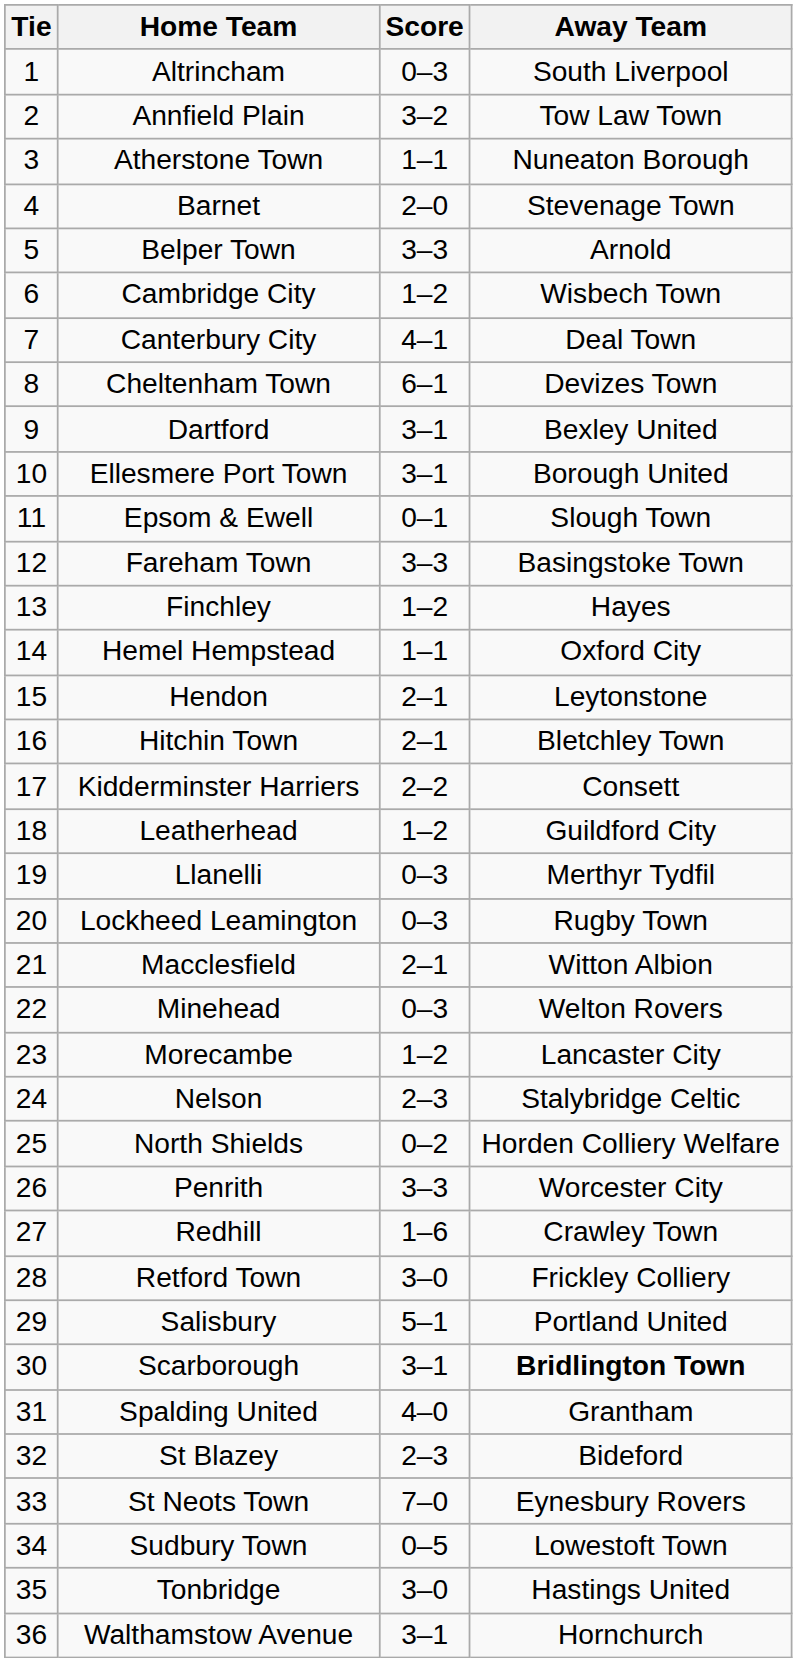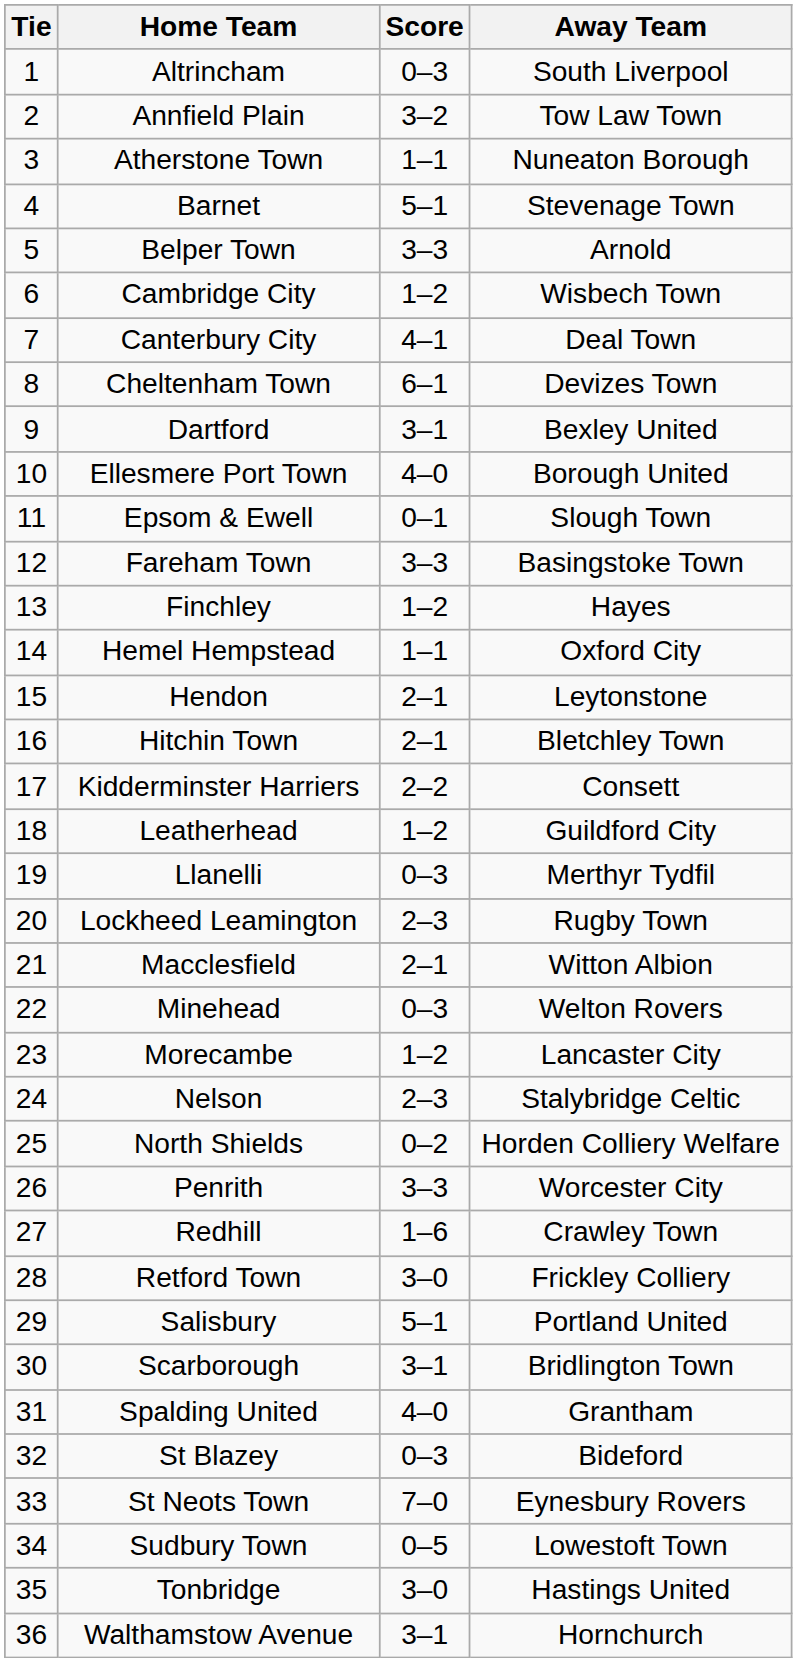(425, 205) 2–0 -> (425, 205) 5–1
(425, 473) 3–1 -> (425, 473) 4–0
(425, 920) 0–3 -> (425, 920) 2–3
(631, 1366) bold -> (631, 1366) normal
(425, 1455) 2–3 -> (425, 1455) 0–3
